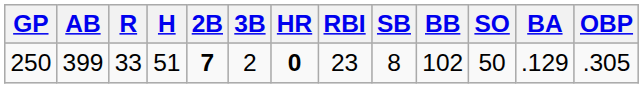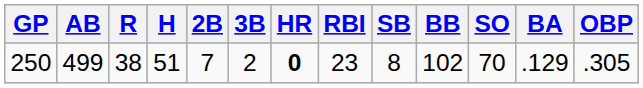(83, 62) 399 -> (83, 62) 499
(128, 62) 33 -> (128, 62) 38
(207, 62) bold -> (207, 62) normal
(492, 62) 50 -> (492, 62) 70
